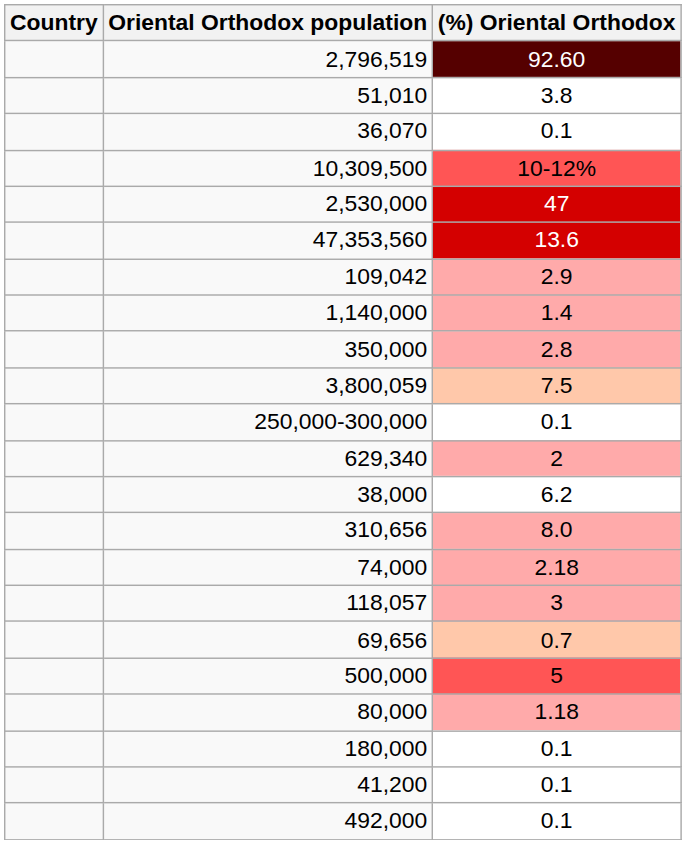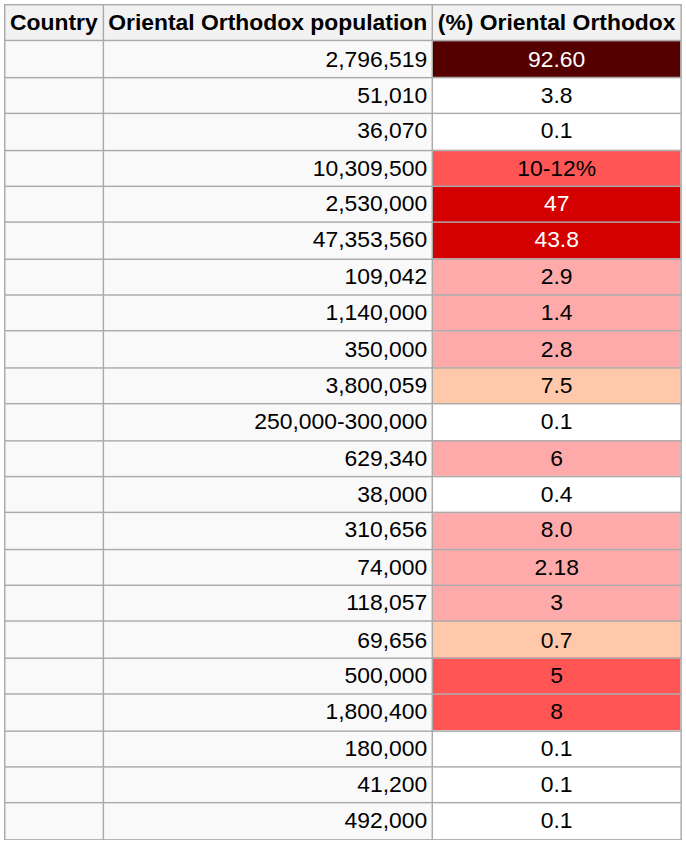(557, 240) 13.6 -> (557, 240) 43.8
(557, 458) 2 -> (557, 458) 6
(557, 494) 6.2 -> (557, 494) 0.4
+ row: (376, 712)
- row: (392, 712)
